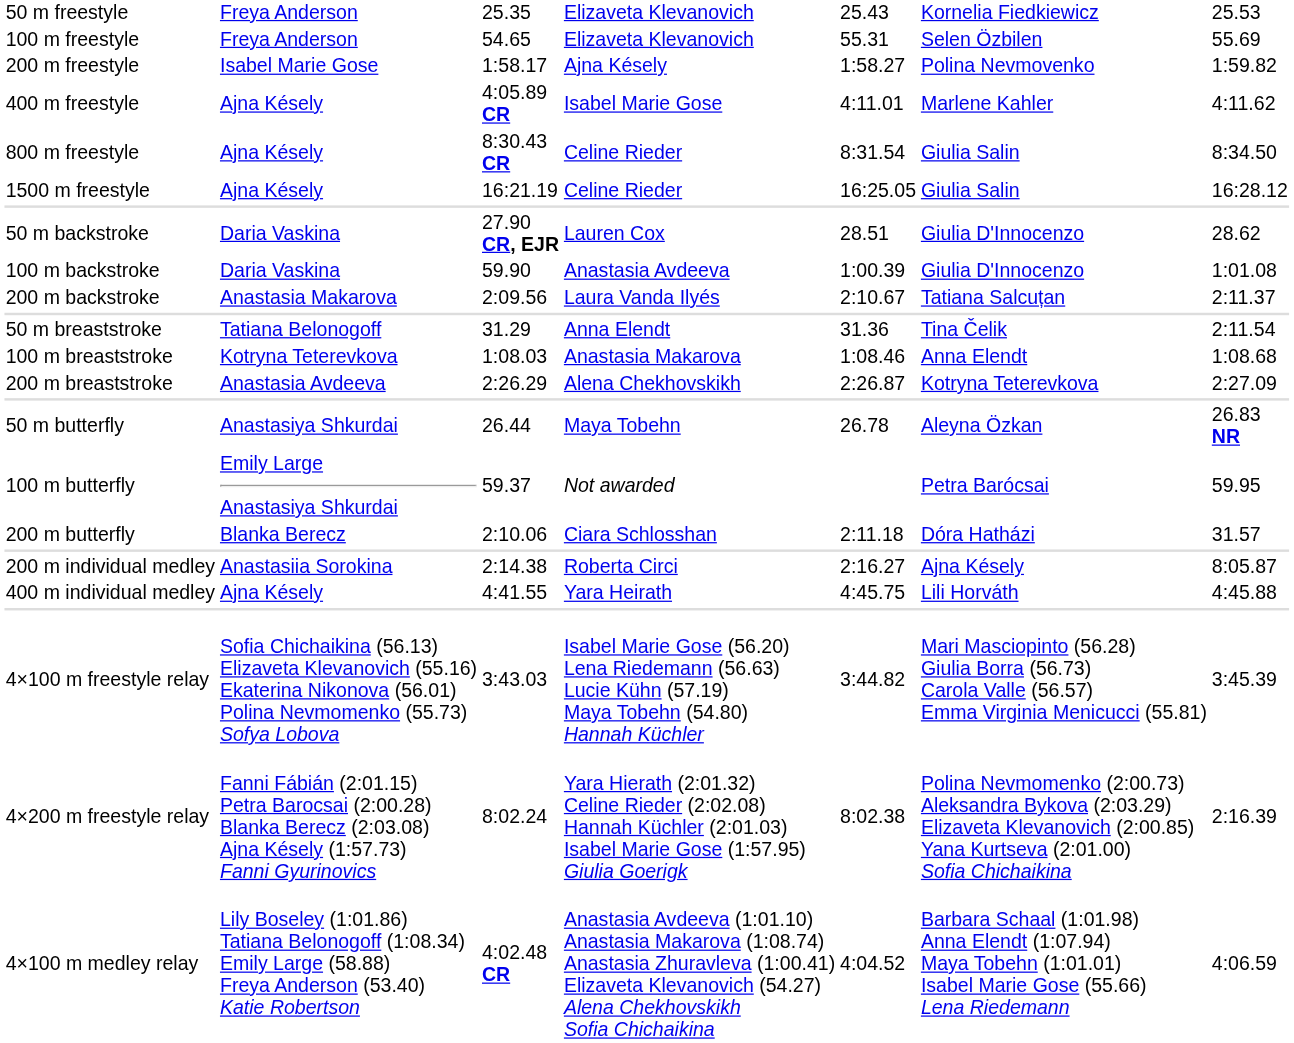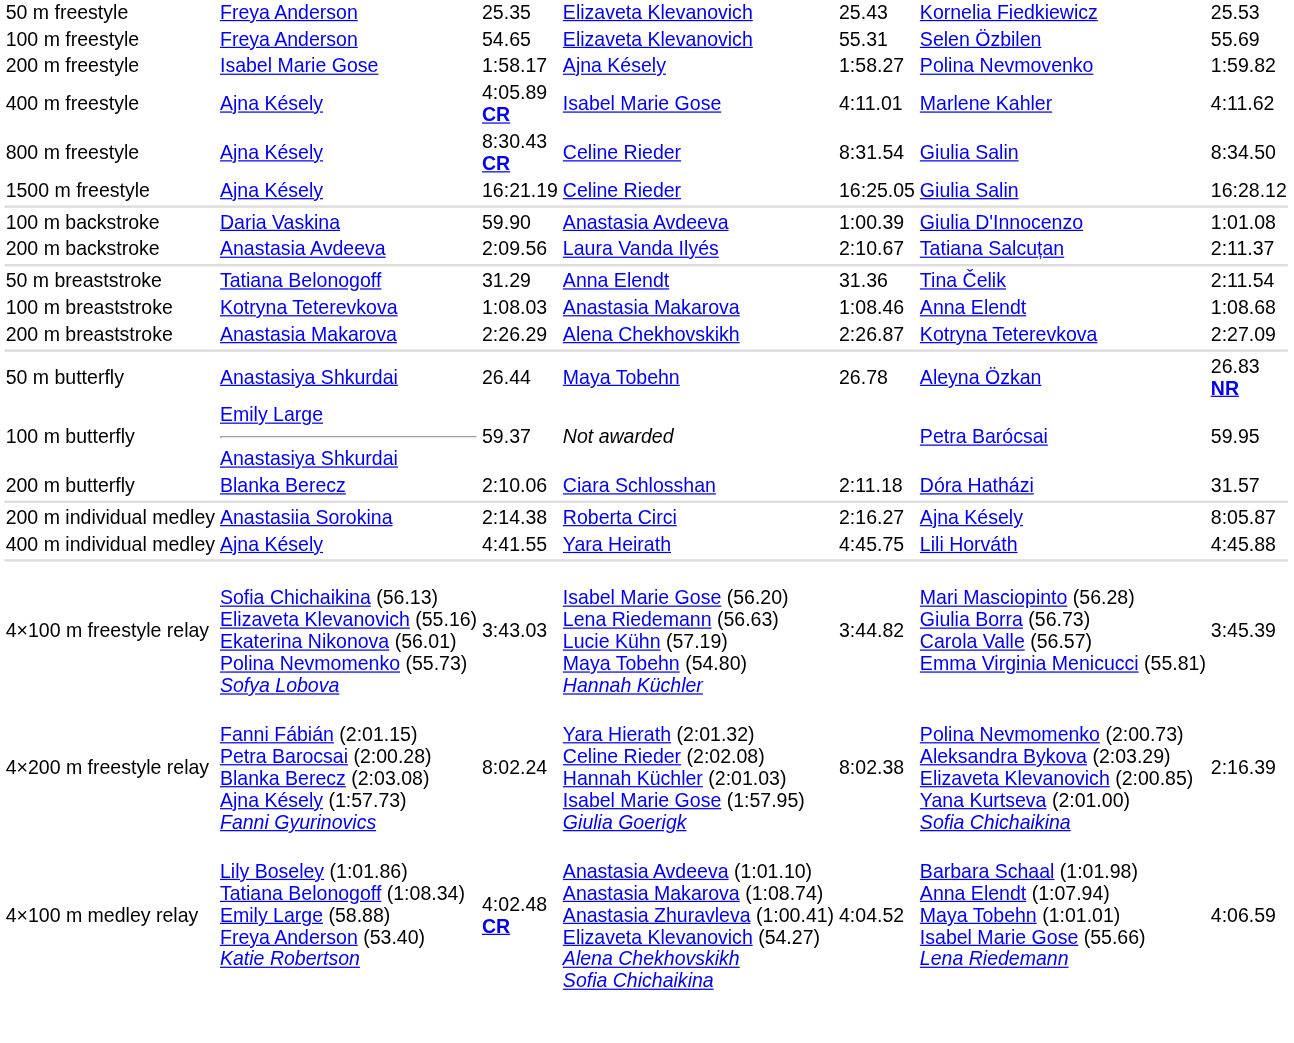- row: (77, 233)
(308, 298) Anastasia Makarova -> (303, 249) Anastasia Avdeeva
(303, 383) Anastasia Avdeeva -> (308, 334) Anastasia Makarova
